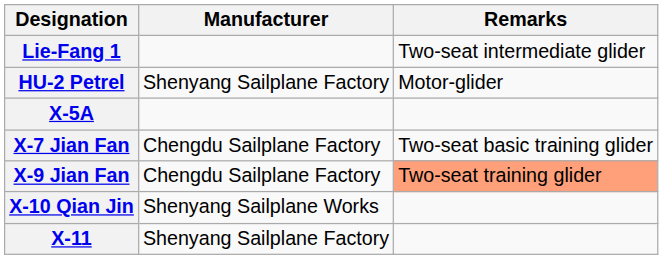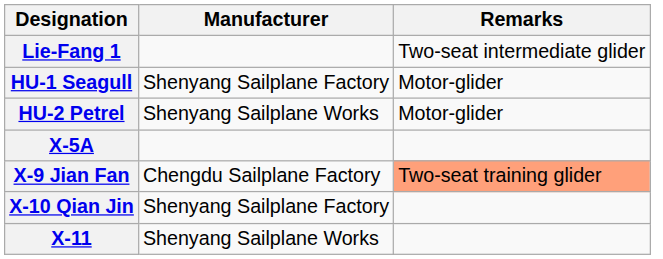+ row: (71, 82)
(266, 82) Shenyang Sailplane Factory -> (261, 113) Shenyang Sailplane Works
- row: (71, 144)
(261, 207) Shenyang Sailplane Works -> (266, 207) Shenyang Sailplane Factory
(266, 238) Shenyang Sailplane Factory -> (261, 238) Shenyang Sailplane Works
